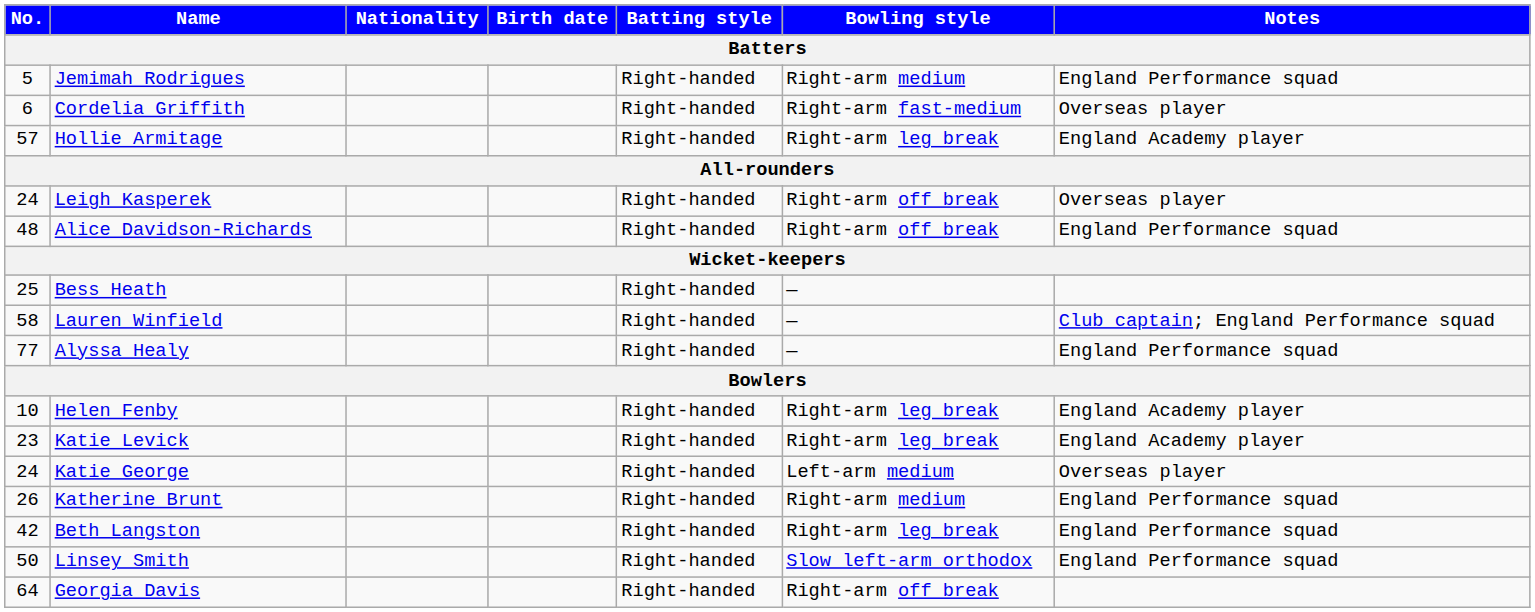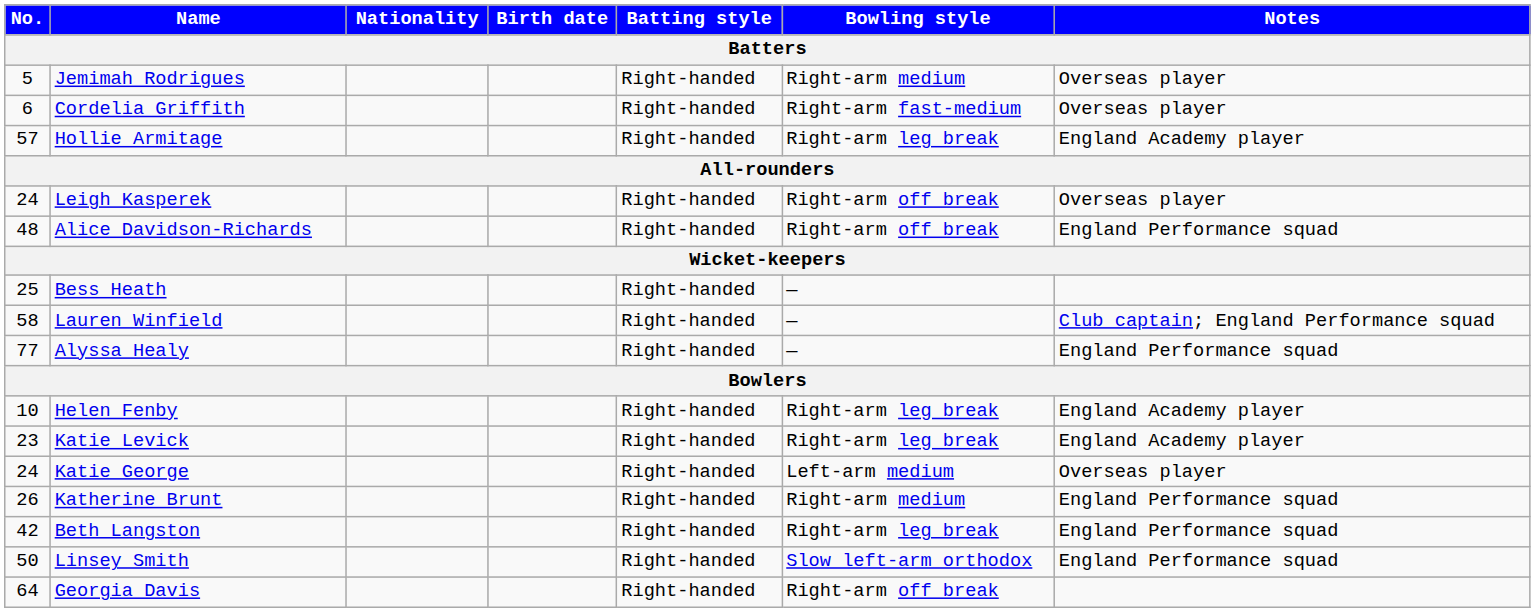(1199, 80) England Performance squad -> (1143, 80) Overseas player
